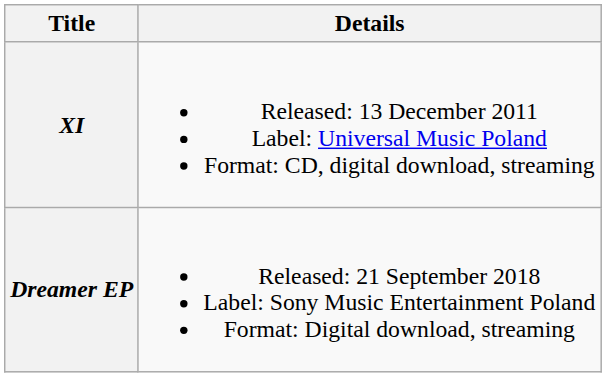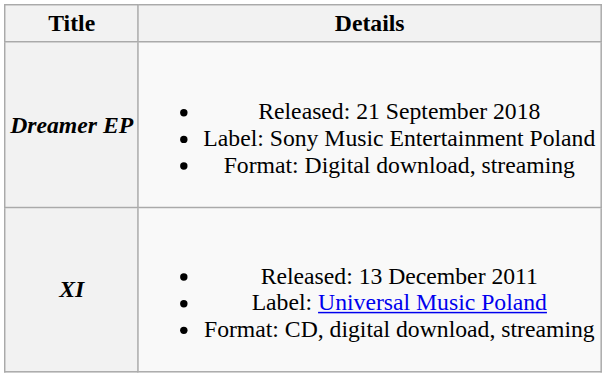rows swapped: (72, 124) <-> (72, 289)
